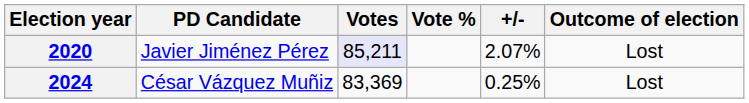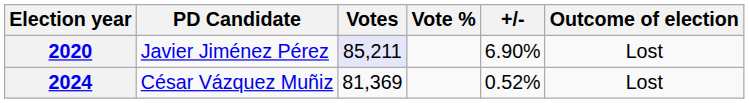(513, 51) 2.07% -> (513, 51) 6.90%
(372, 82) 83,369 -> (372, 82) 81,369
(513, 82) 0.25% -> (513, 82) 0.52%
